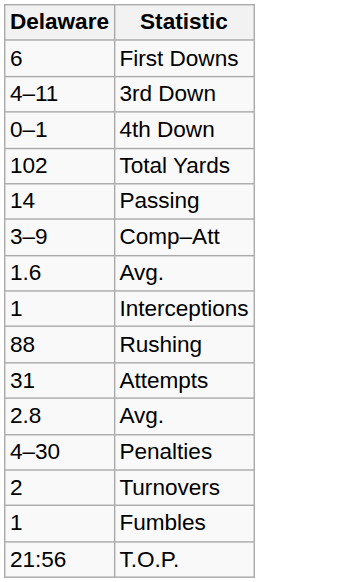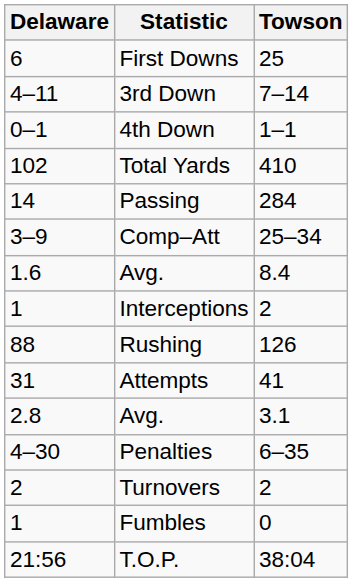+ column: (301, 22)
